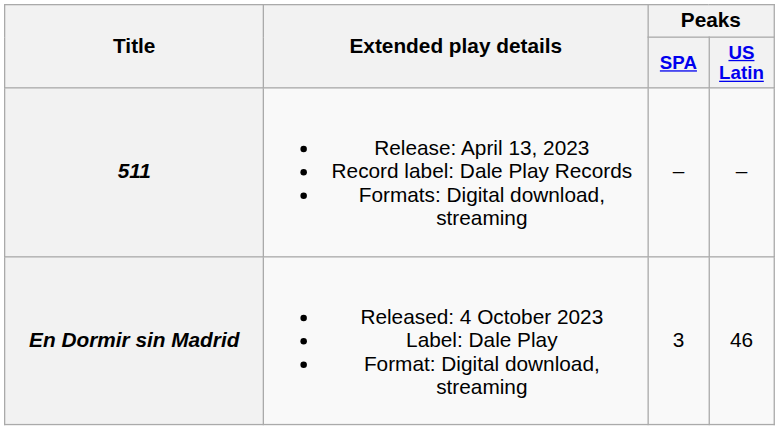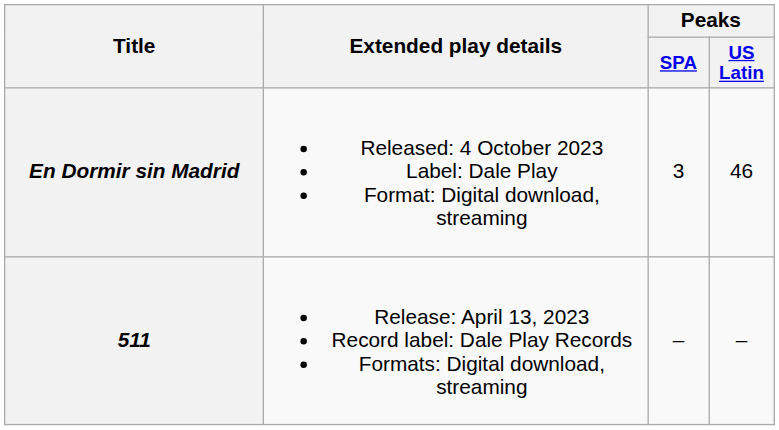rows swapped: (134, 171) <-> (134, 340)
